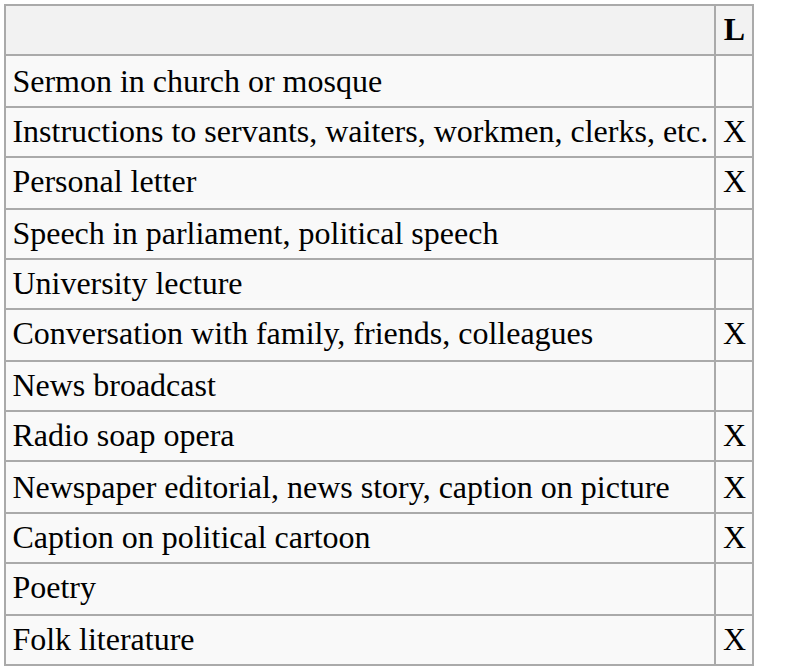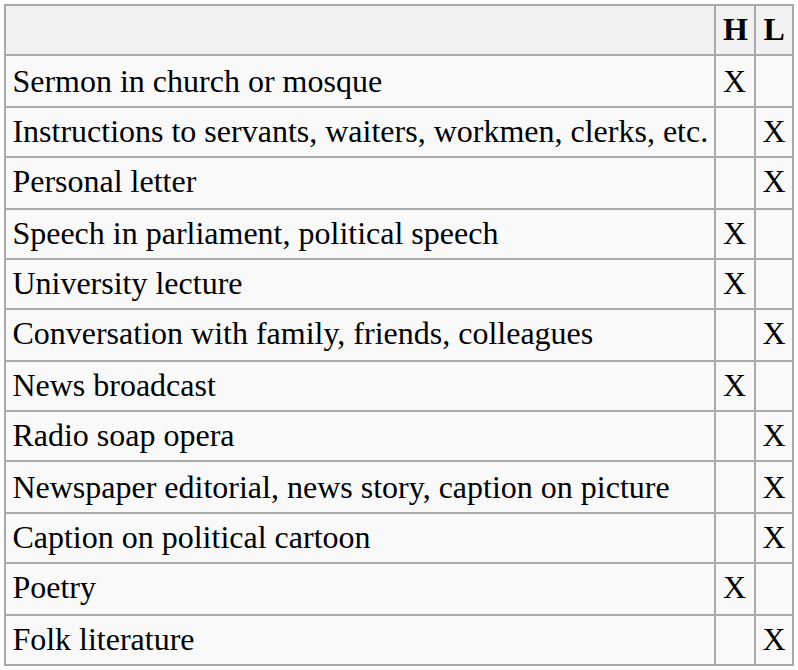+ column: (735, 29)
